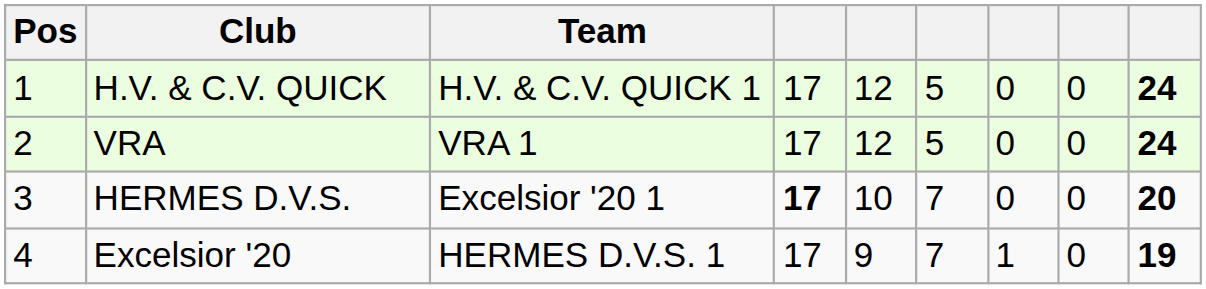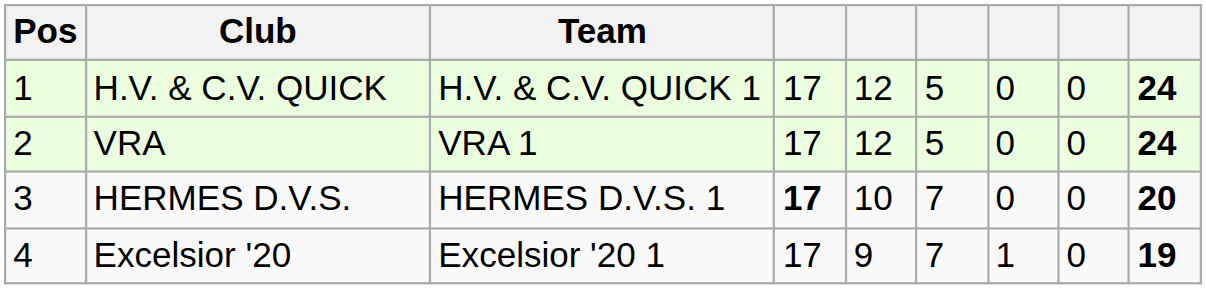(552, 198) Excelsior '20 1 -> (582, 198) HERMES D.V.S. 1
(582, 254) HERMES D.V.S. 1 -> (552, 254) Excelsior '20 1
